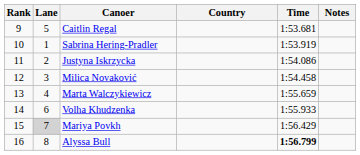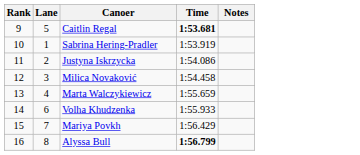- column: (227, 12)
(298, 28) normal -> (197, 28) bold
(46, 126) lightgrey background -> (46, 126) no background
